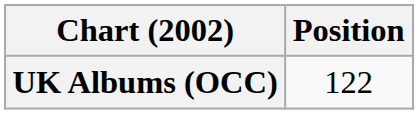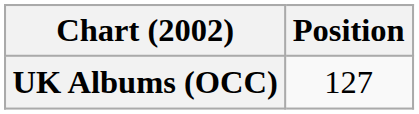(349, 81) 122 -> (349, 81) 127
